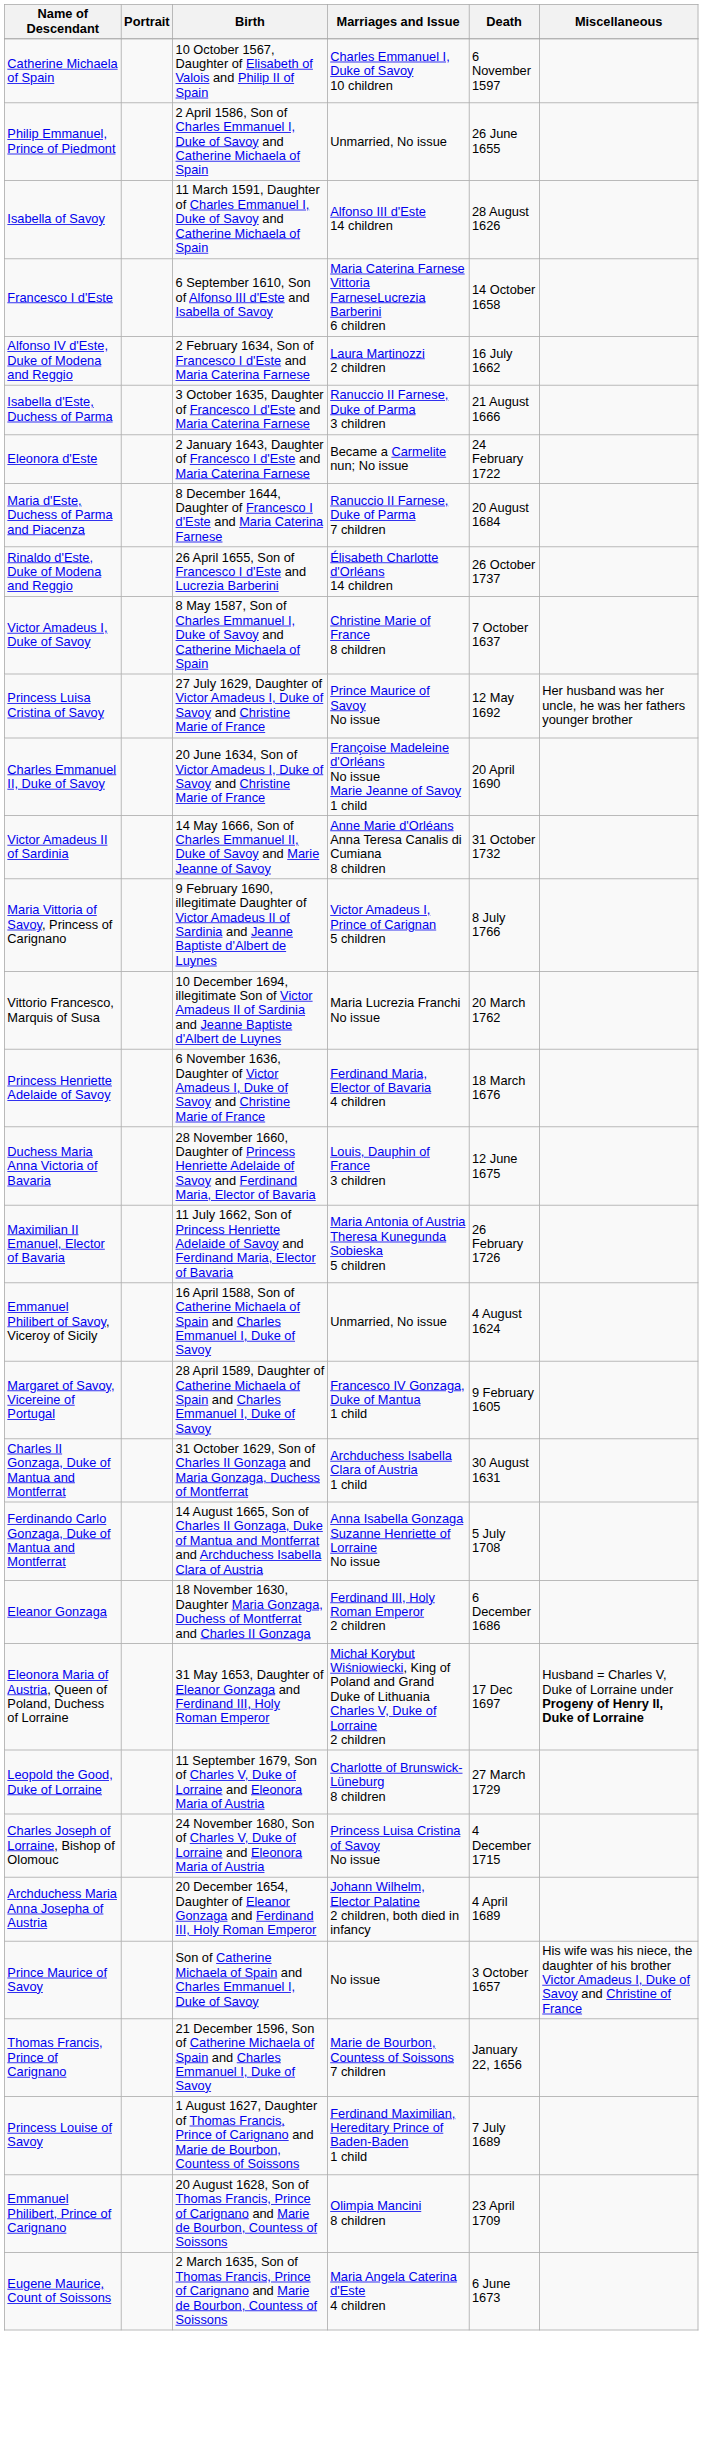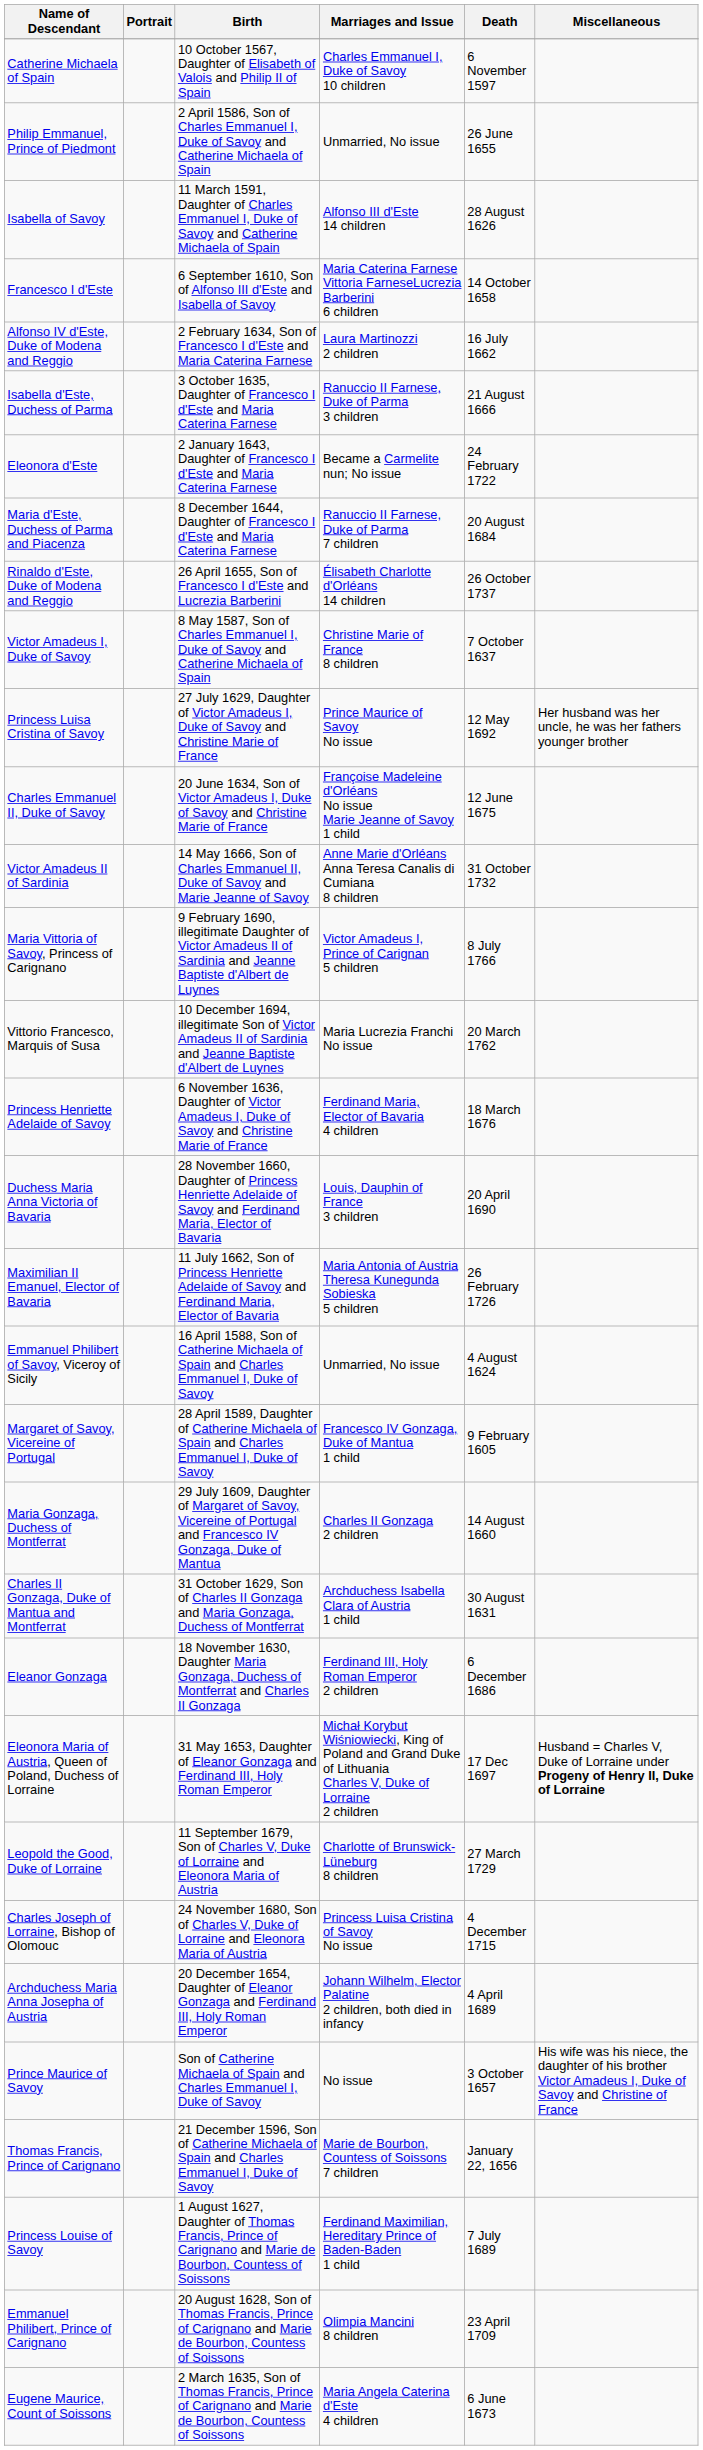(493, 776) 20 April 1690 -> (490, 805) 12 June 1675
(495, 1166) 12 June 1675 -> (489, 1202) 20 April 1690
+ row: (53, 1528)
- row: (59, 1541)
